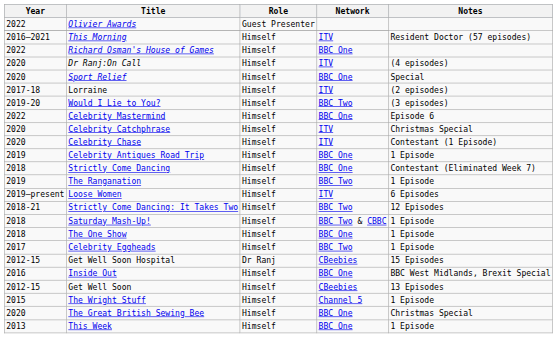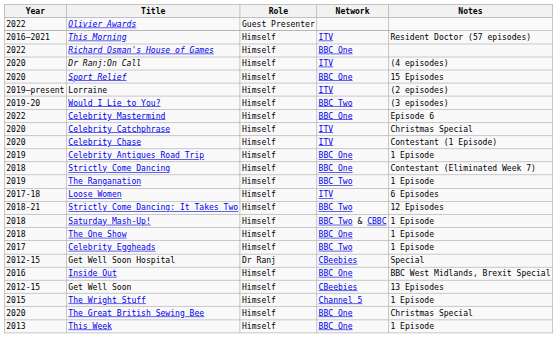(407, 77) Special -> (417, 77) 15 Episodes
(23, 90) 2017-18 -> (35, 90) 2019–present
(35, 195) 2019–present -> (23, 195) 2017-18
(417, 260) 15 Episodes -> (407, 260) Special
